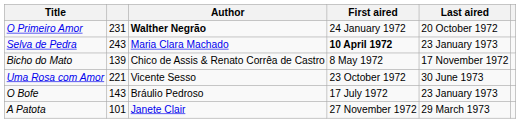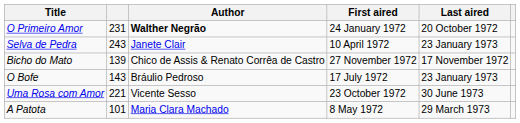(180, 45) Maria Clara Machado -> (158, 45) Janete Clair
(361, 45) bold -> (359, 45) normal
(356, 61) 8 May 1972 -> (373, 61) 27 November 1972
rows swapped: (23, 93) <-> (55, 77)
(158, 110) Janete Clair -> (180, 110) Maria Clara Machado
(373, 110) 27 November 1972 -> (356, 110) 8 May 1972
